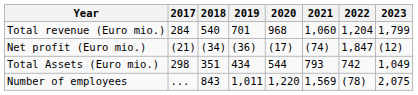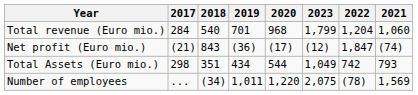columns swapped: (320, 13) <-> (394, 13)
(213, 47) (34) -> (210, 47) 843
(210, 82) 843 -> (213, 82) (34)
